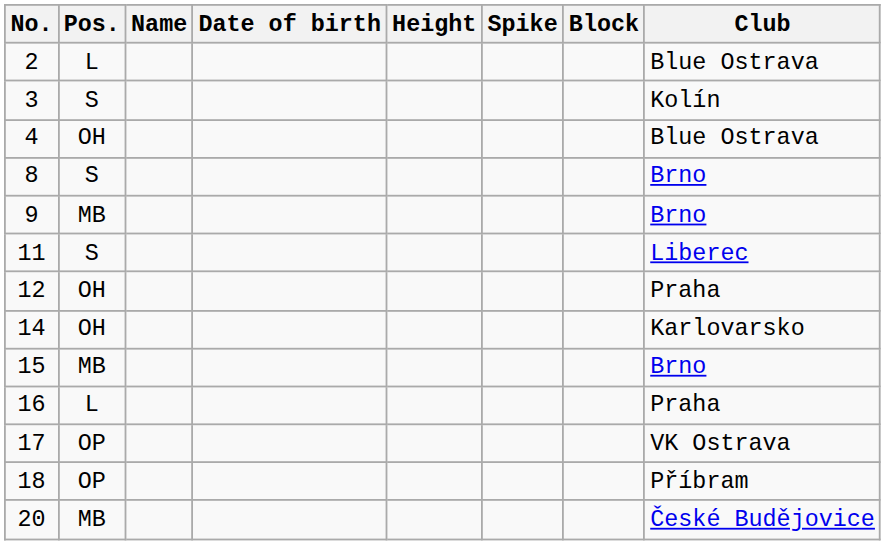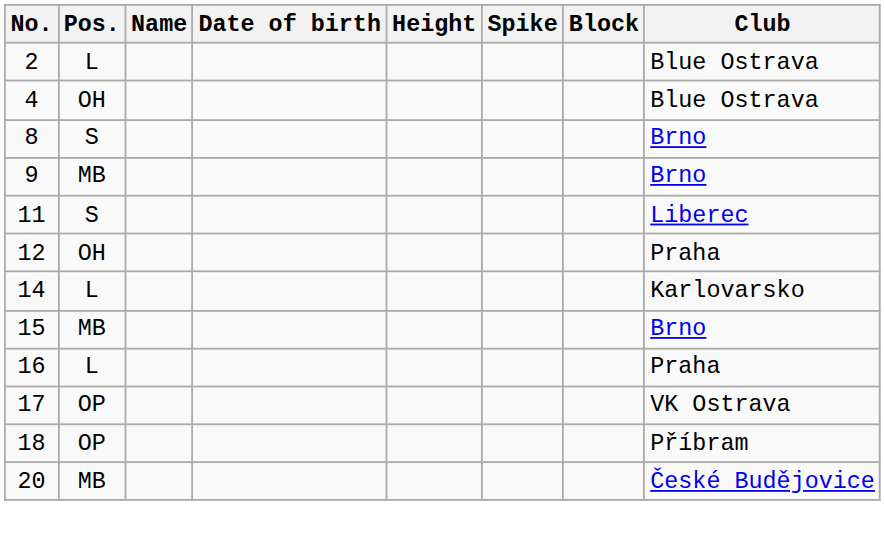- row: (32, 100)
(92, 329) OH -> (92, 291) L
